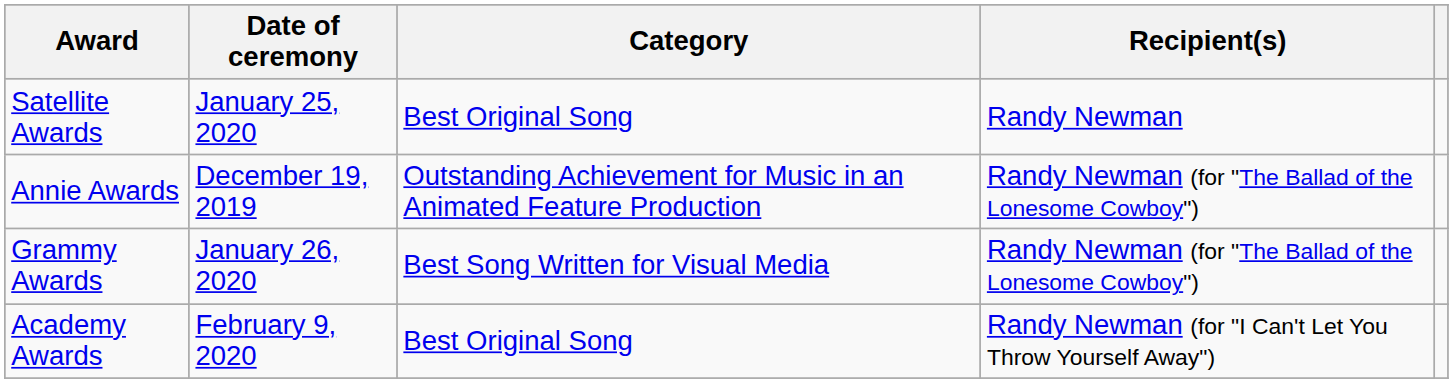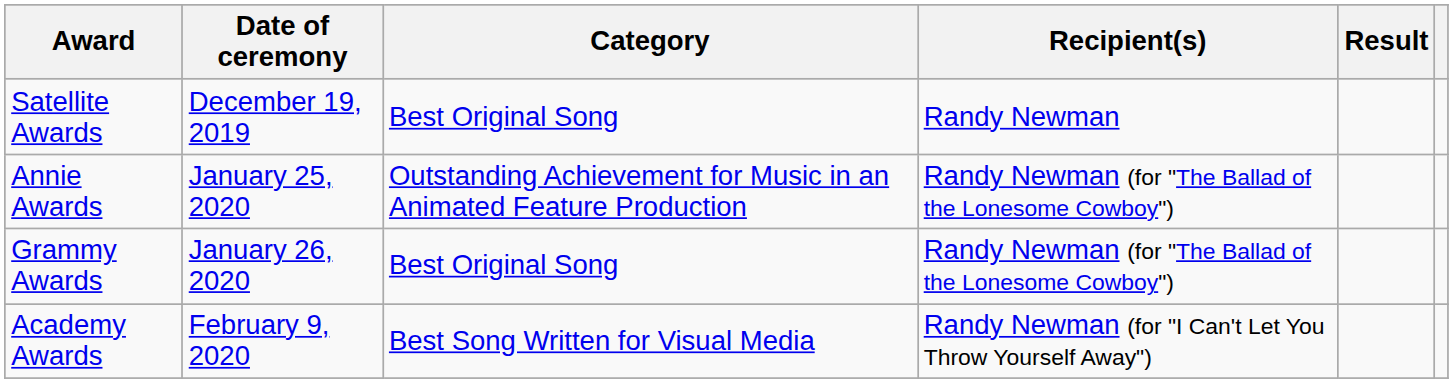+ column: (1386, 41)
(267, 116) January 25, 2020 -> (275, 116) December 19, 2019
(282, 191) December 19, 2019 -> (261, 191) January 25, 2020
(616, 265) Best Song Written for Visual Media -> (504, 265) Best Original Song
(518, 340) Best Original Song -> (602, 340) Best Song Written for Visual Media
